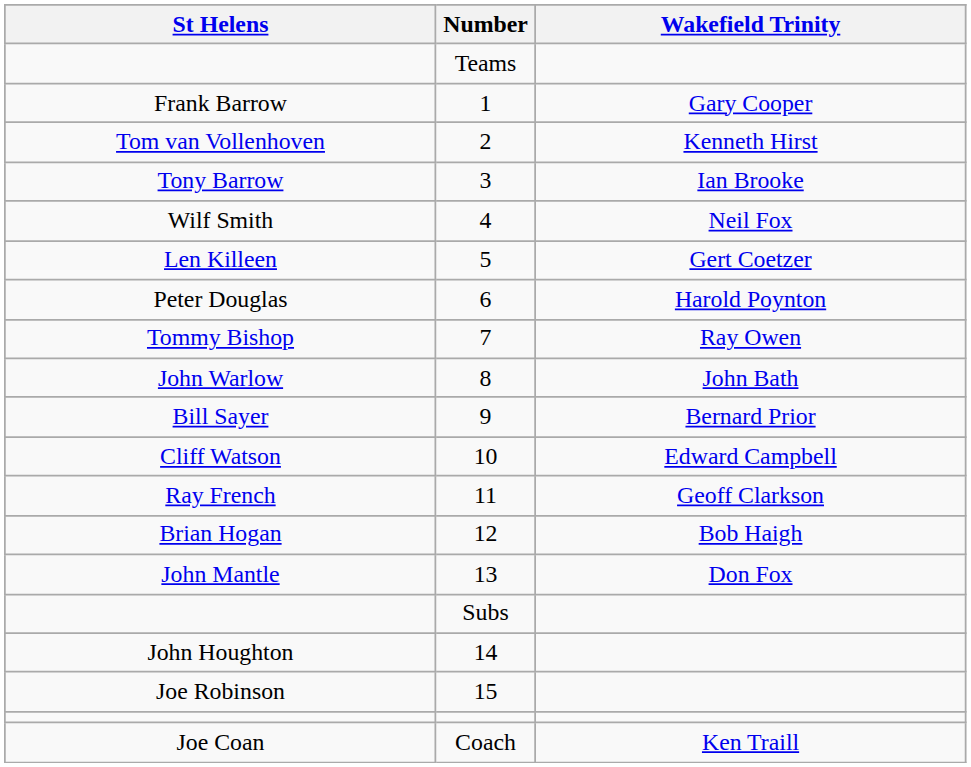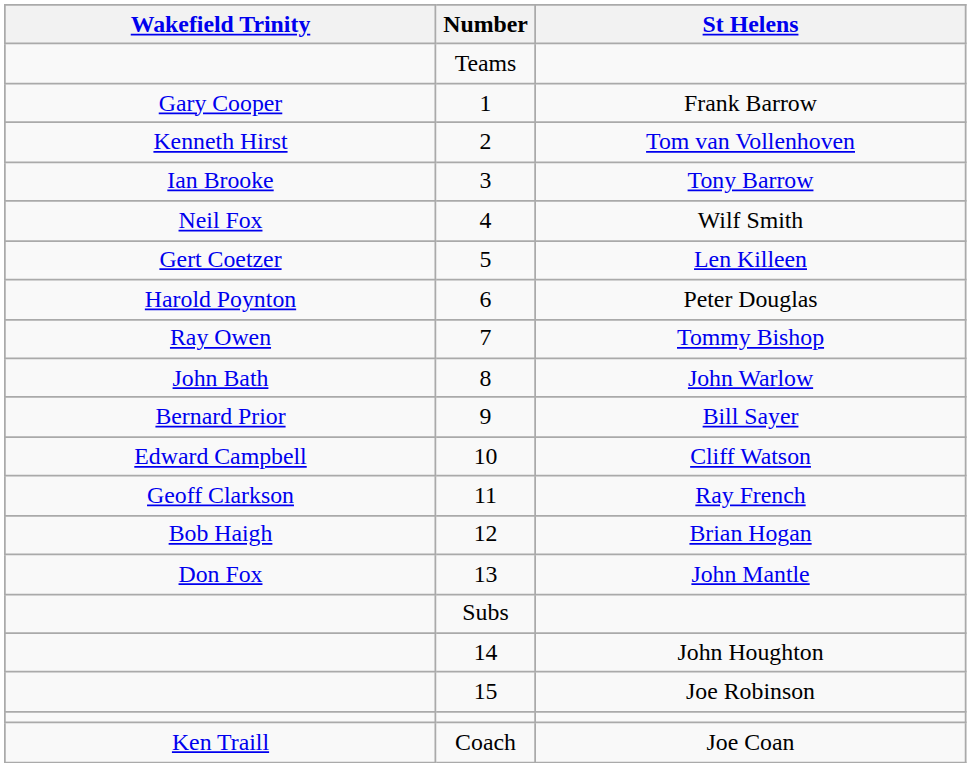columns swapped: (751, 23) <-> (220, 23)
